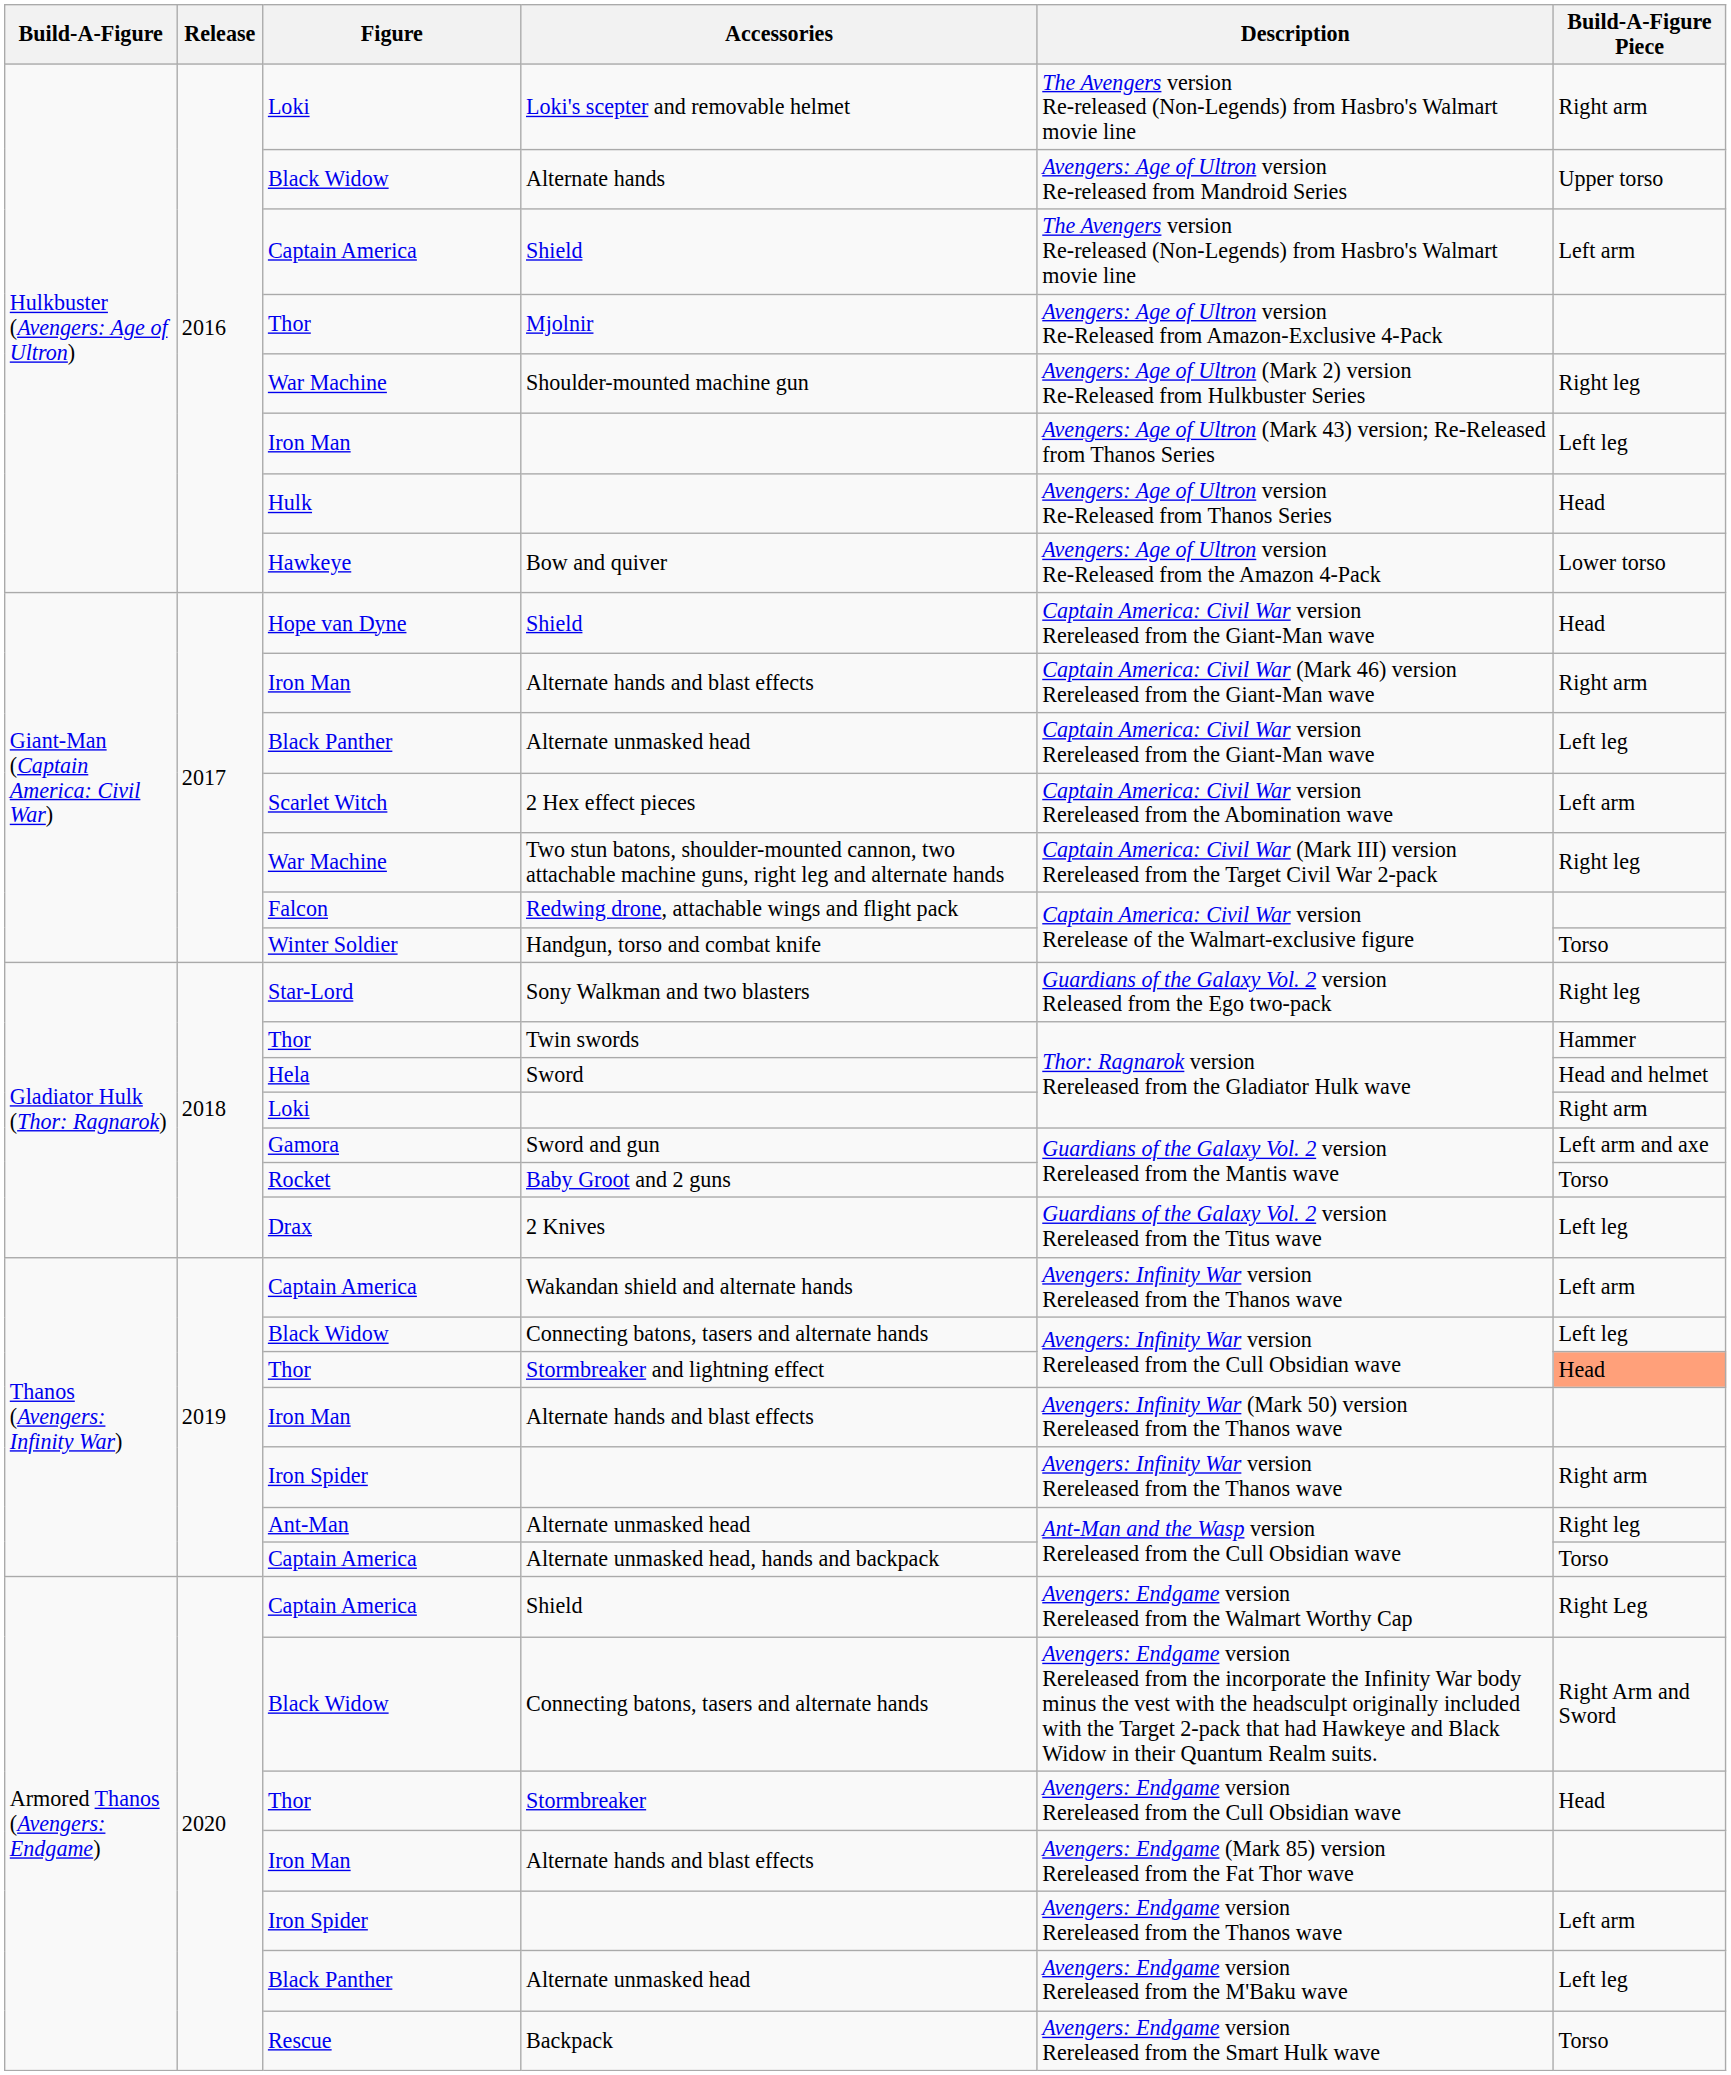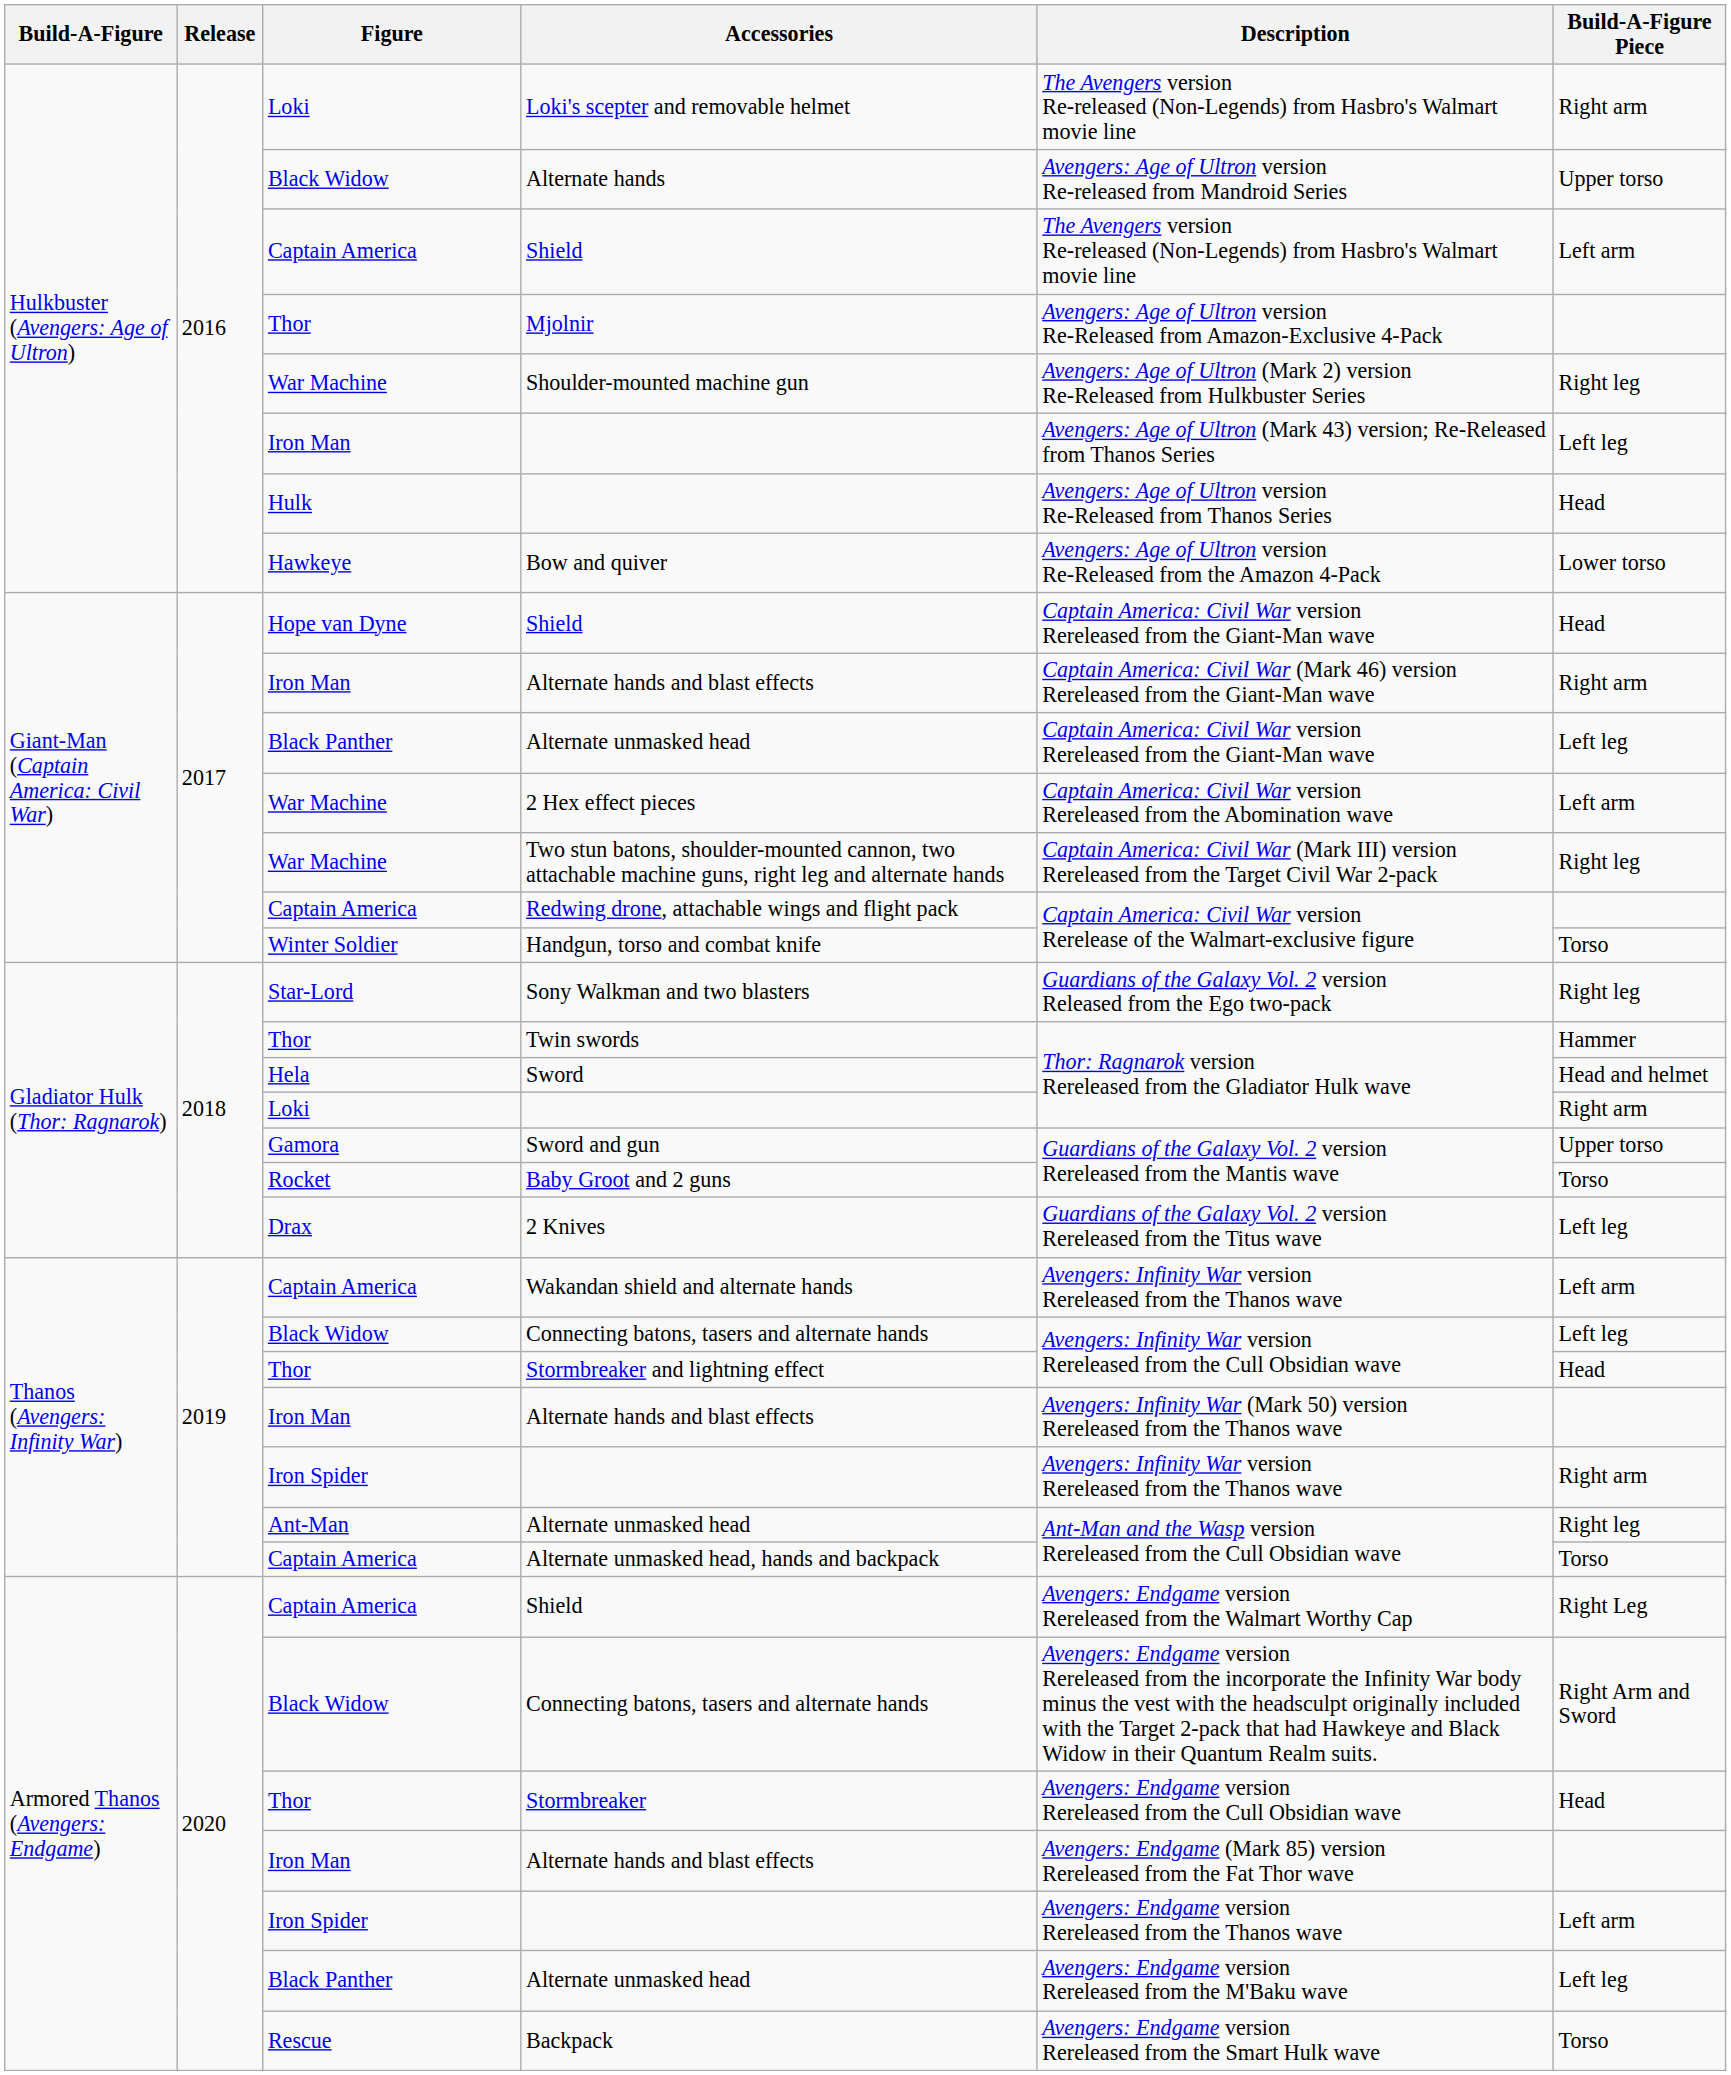(328, 802) Scarlet Witch -> (327, 802) War Machine
(298, 909) Falcon -> (342, 909) Captain America
(1634, 1144) Left arm and axe -> (1611, 1144) Upper torso
(1582, 1369) lightsalmon background -> (1582, 1369) no background
